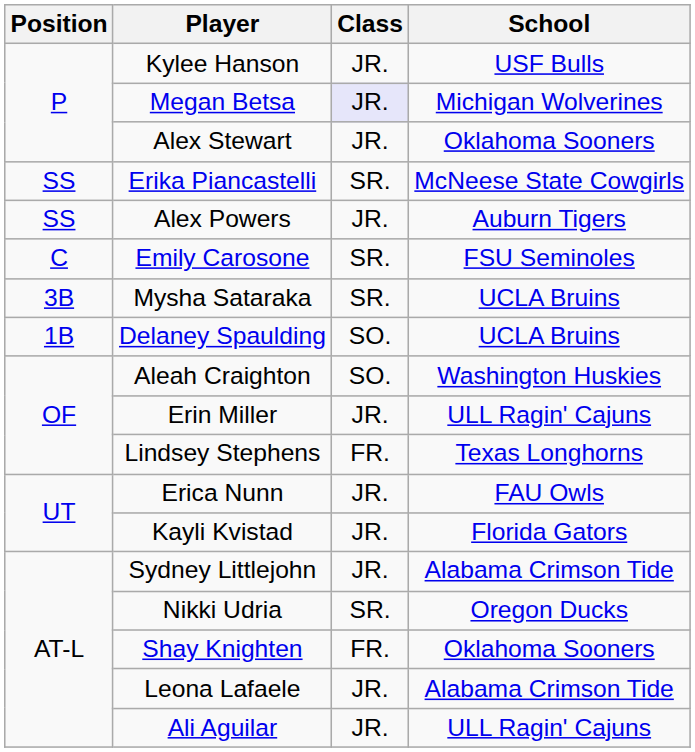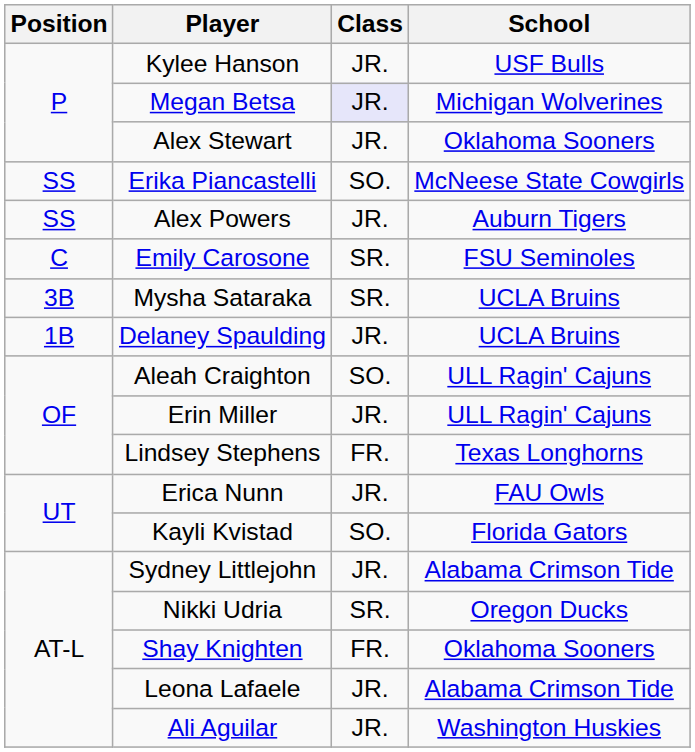(370, 180) SR. -> (370, 180) SO.
(370, 336) SO. -> (370, 336) JR.
(549, 375) Washington Huskies -> (549, 375) ULL Ragin' Cajuns
(370, 532) JR. -> (370, 532) SO.
(549, 727) ULL Ragin' Cajuns -> (549, 727) Washington Huskies
